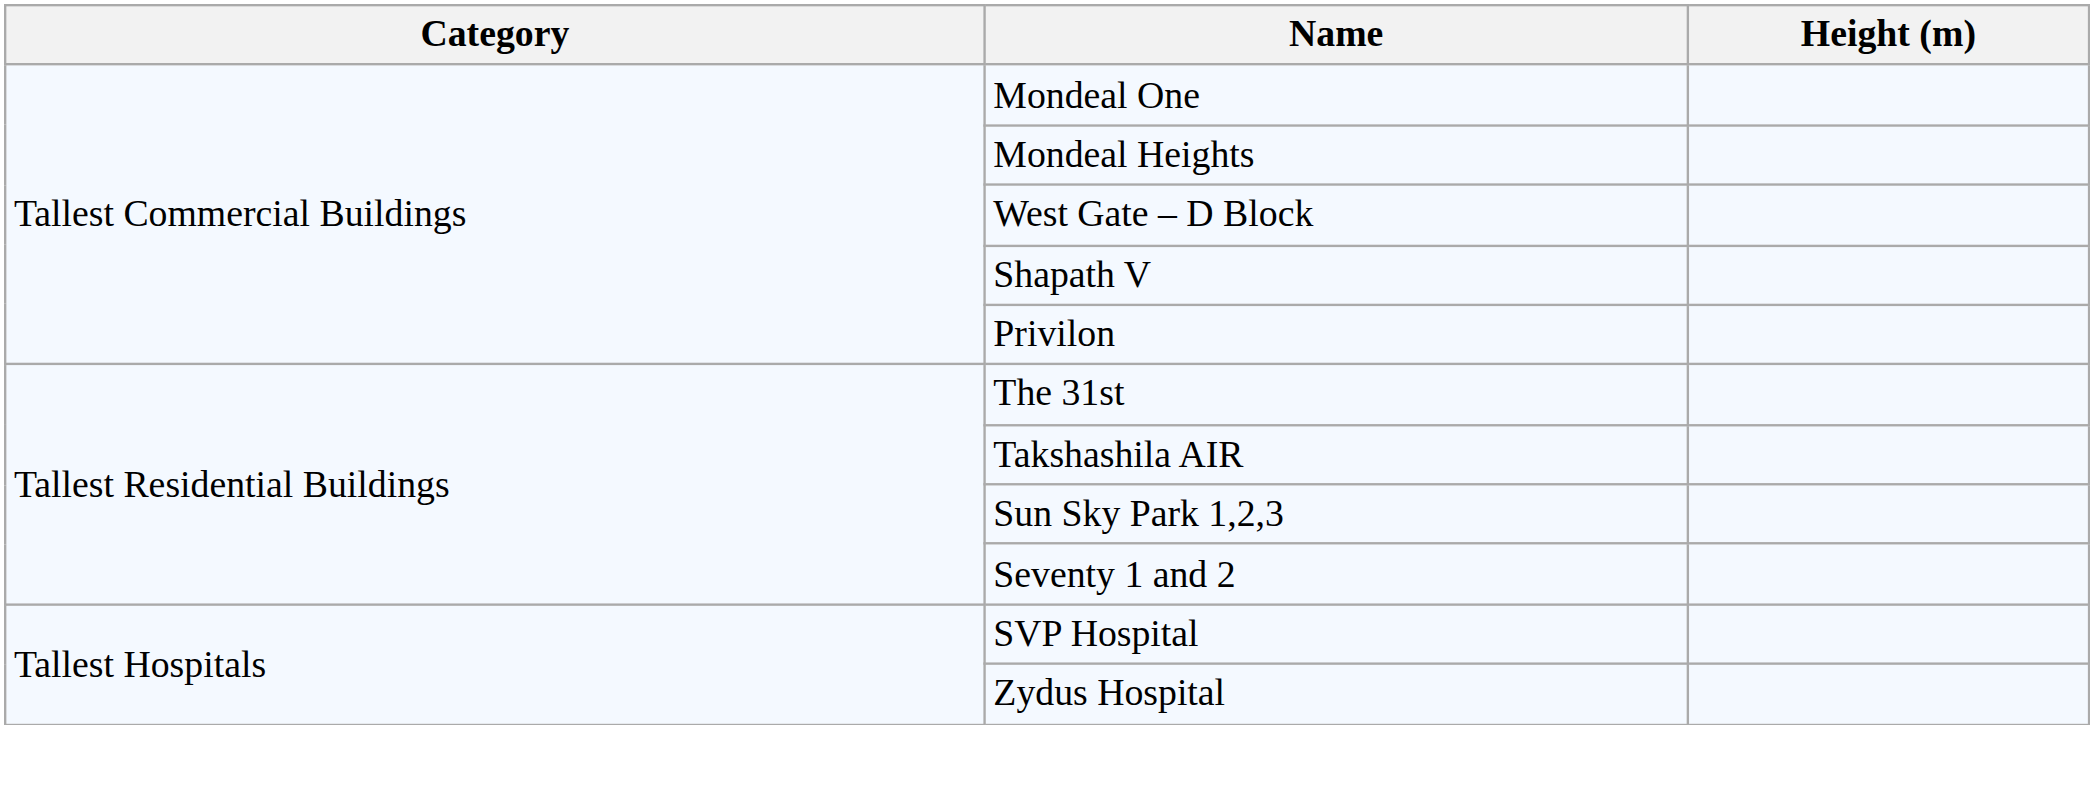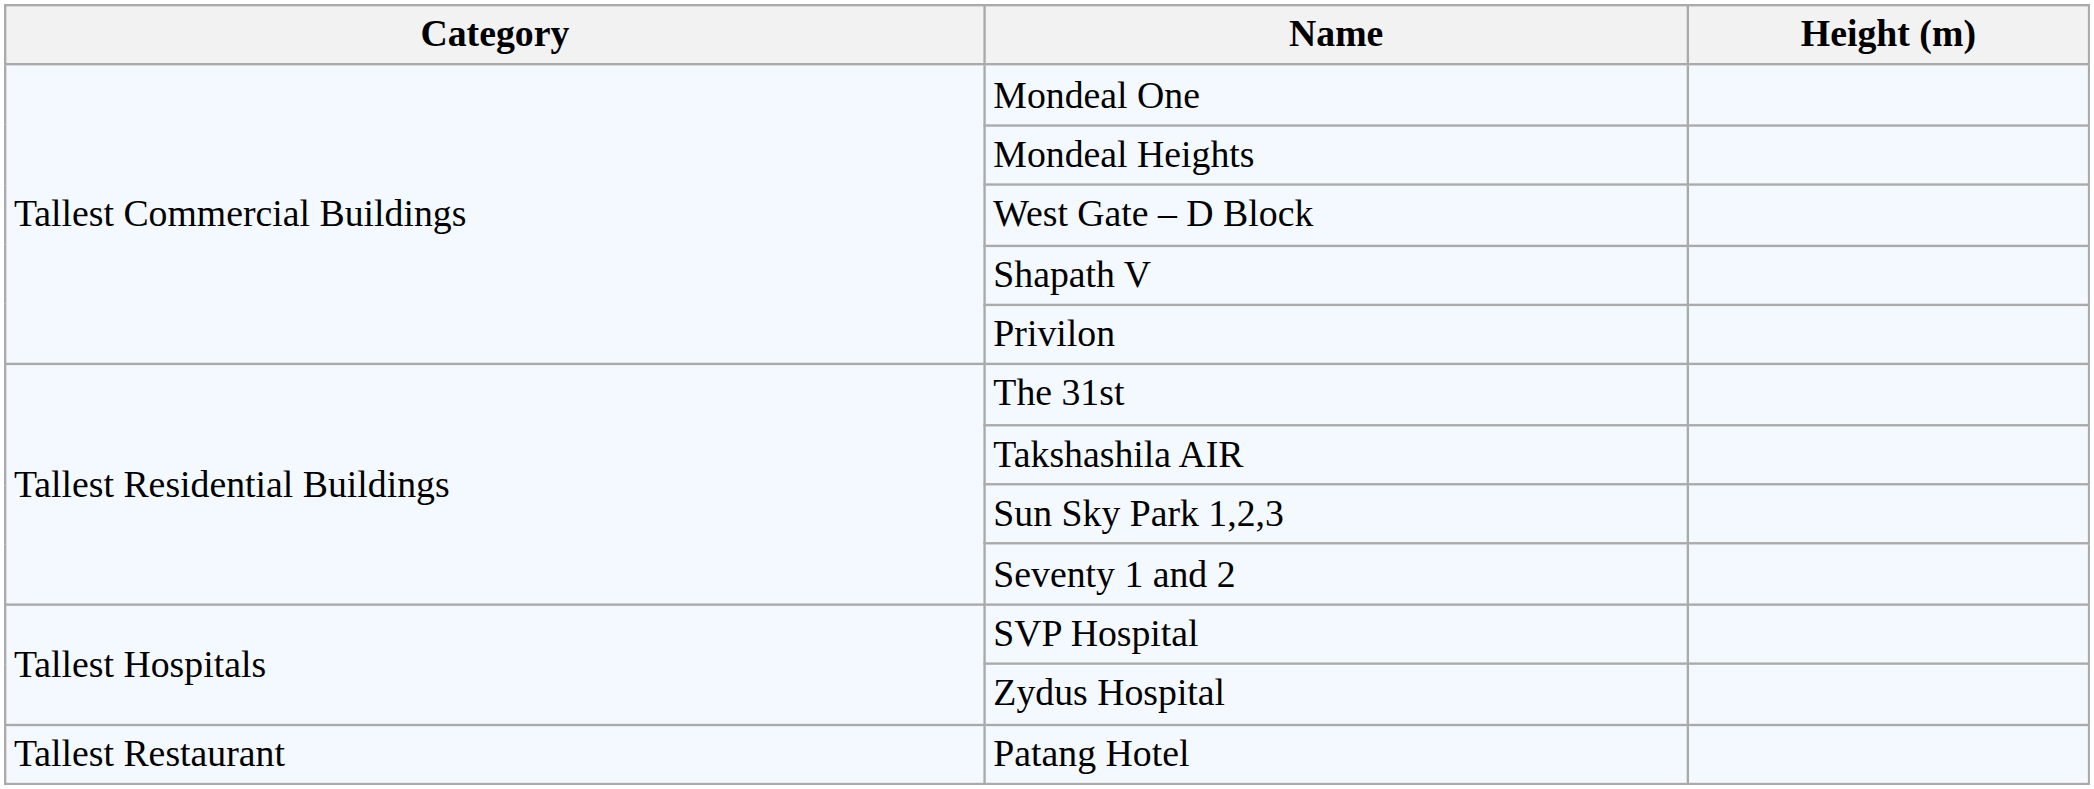+ row: (1091, 753)
